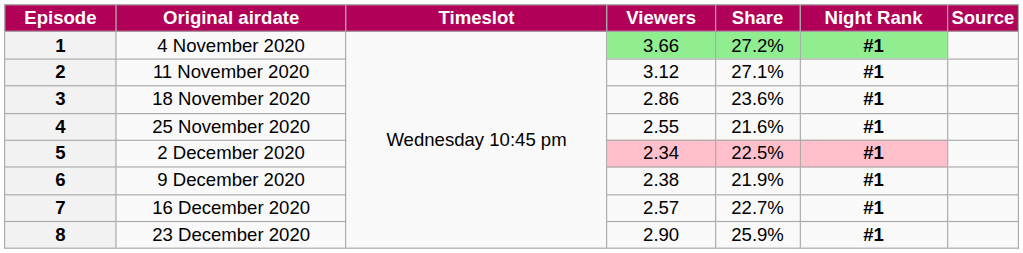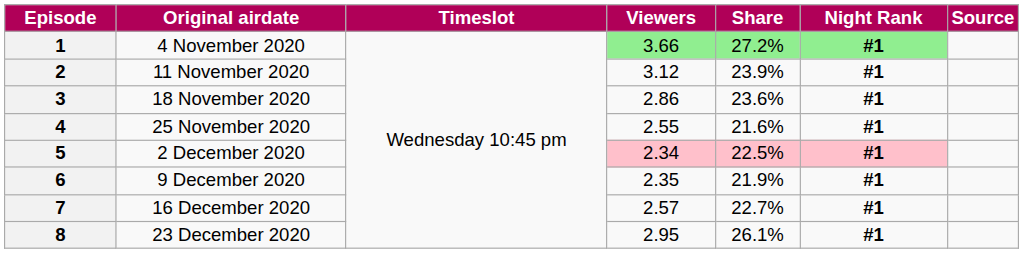(758, 72) 27.1% -> (758, 72) 23.9%
(661, 180) 2.38 -> (661, 180) 2.35
(661, 234) 2.90 -> (661, 234) 2.95
(758, 234) 25.9% -> (758, 234) 26.1%
